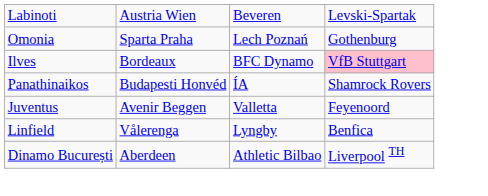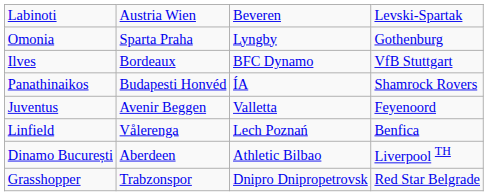(270, 38) Lech Poznań -> (255, 38) Lyngby
(367, 61) pink background -> (413, 61) no background
(255, 130) Lyngby -> (270, 130) Lech Poznań
+ row: (44, 179)
